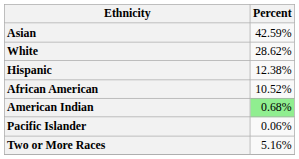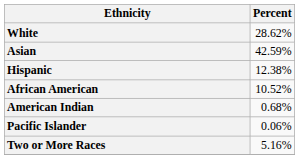rows swapped: (23, 51) <-> (22, 32)
(276, 107) lightgreen background -> (276, 107) no background
